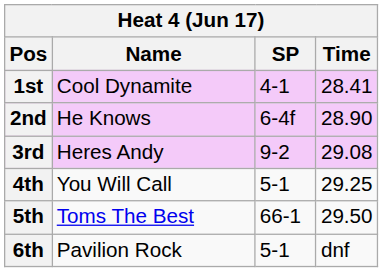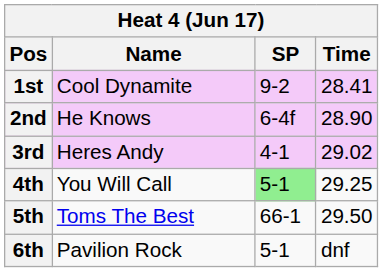(275, 86) 4-1 -> (275, 86) 9-2
(275, 151) 9-2 -> (275, 151) 4-1
(347, 151) 29.08 -> (347, 151) 29.02
(275, 184) no background -> (275, 184) lightgreen background
